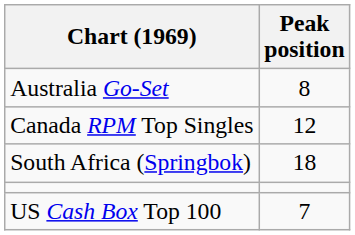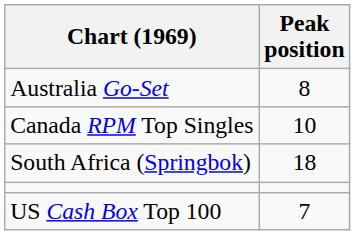(304, 125) 12 -> (304, 125) 10
